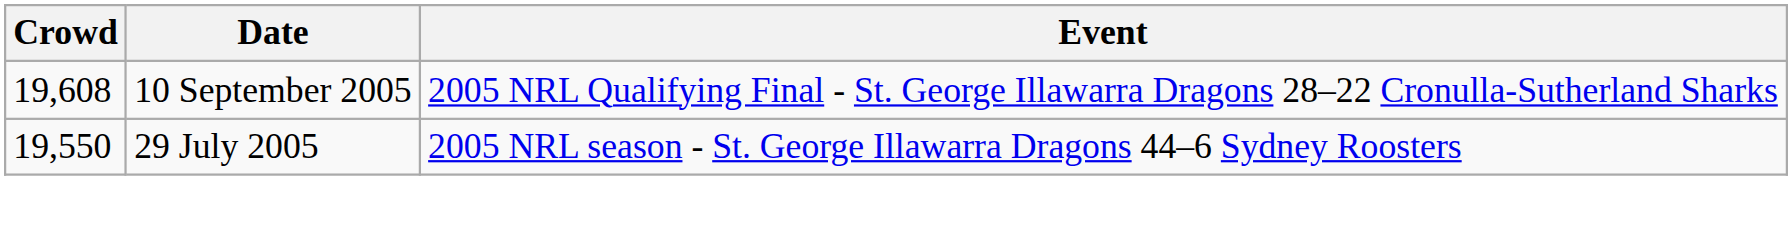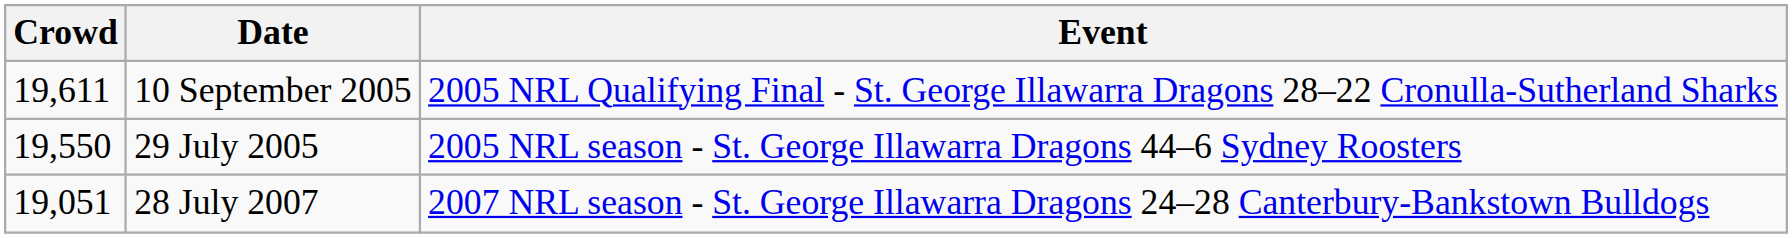(62, 89) 19,608 -> (62, 89) 19,611
+ row: (226, 202)
